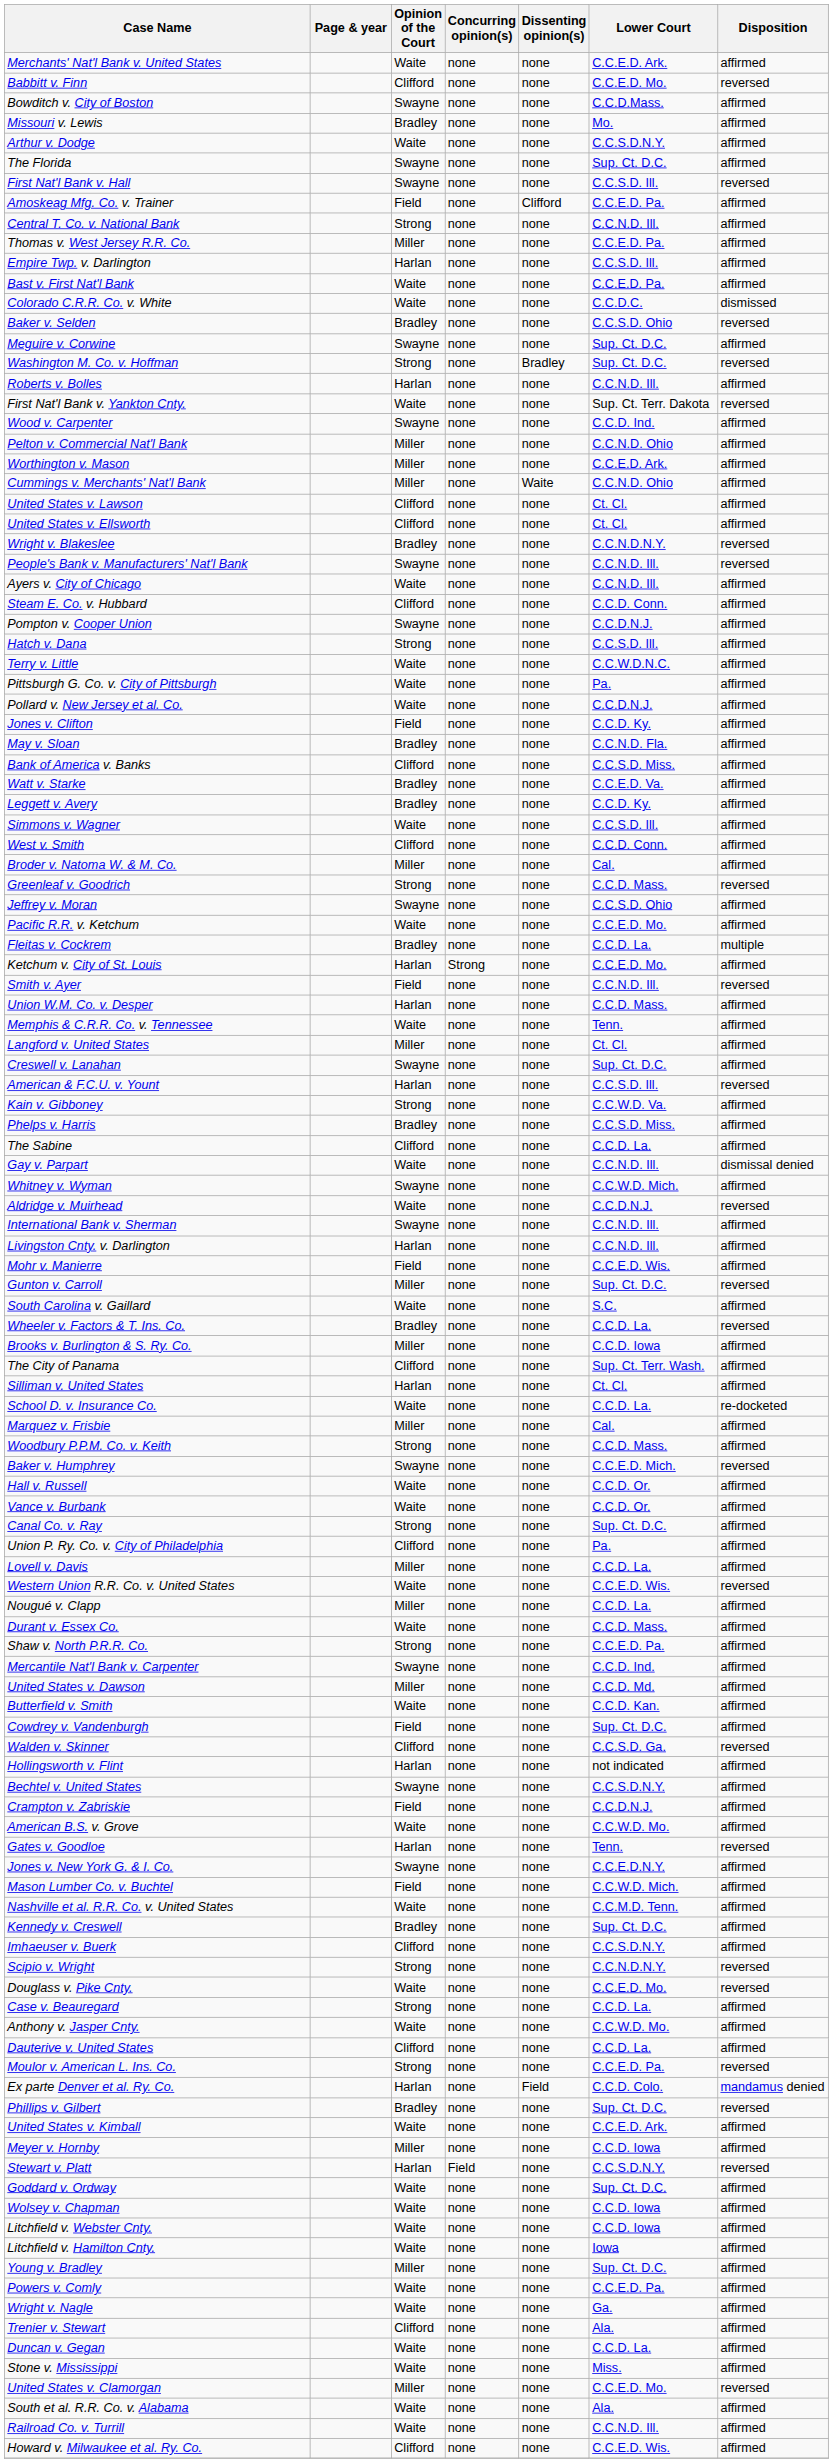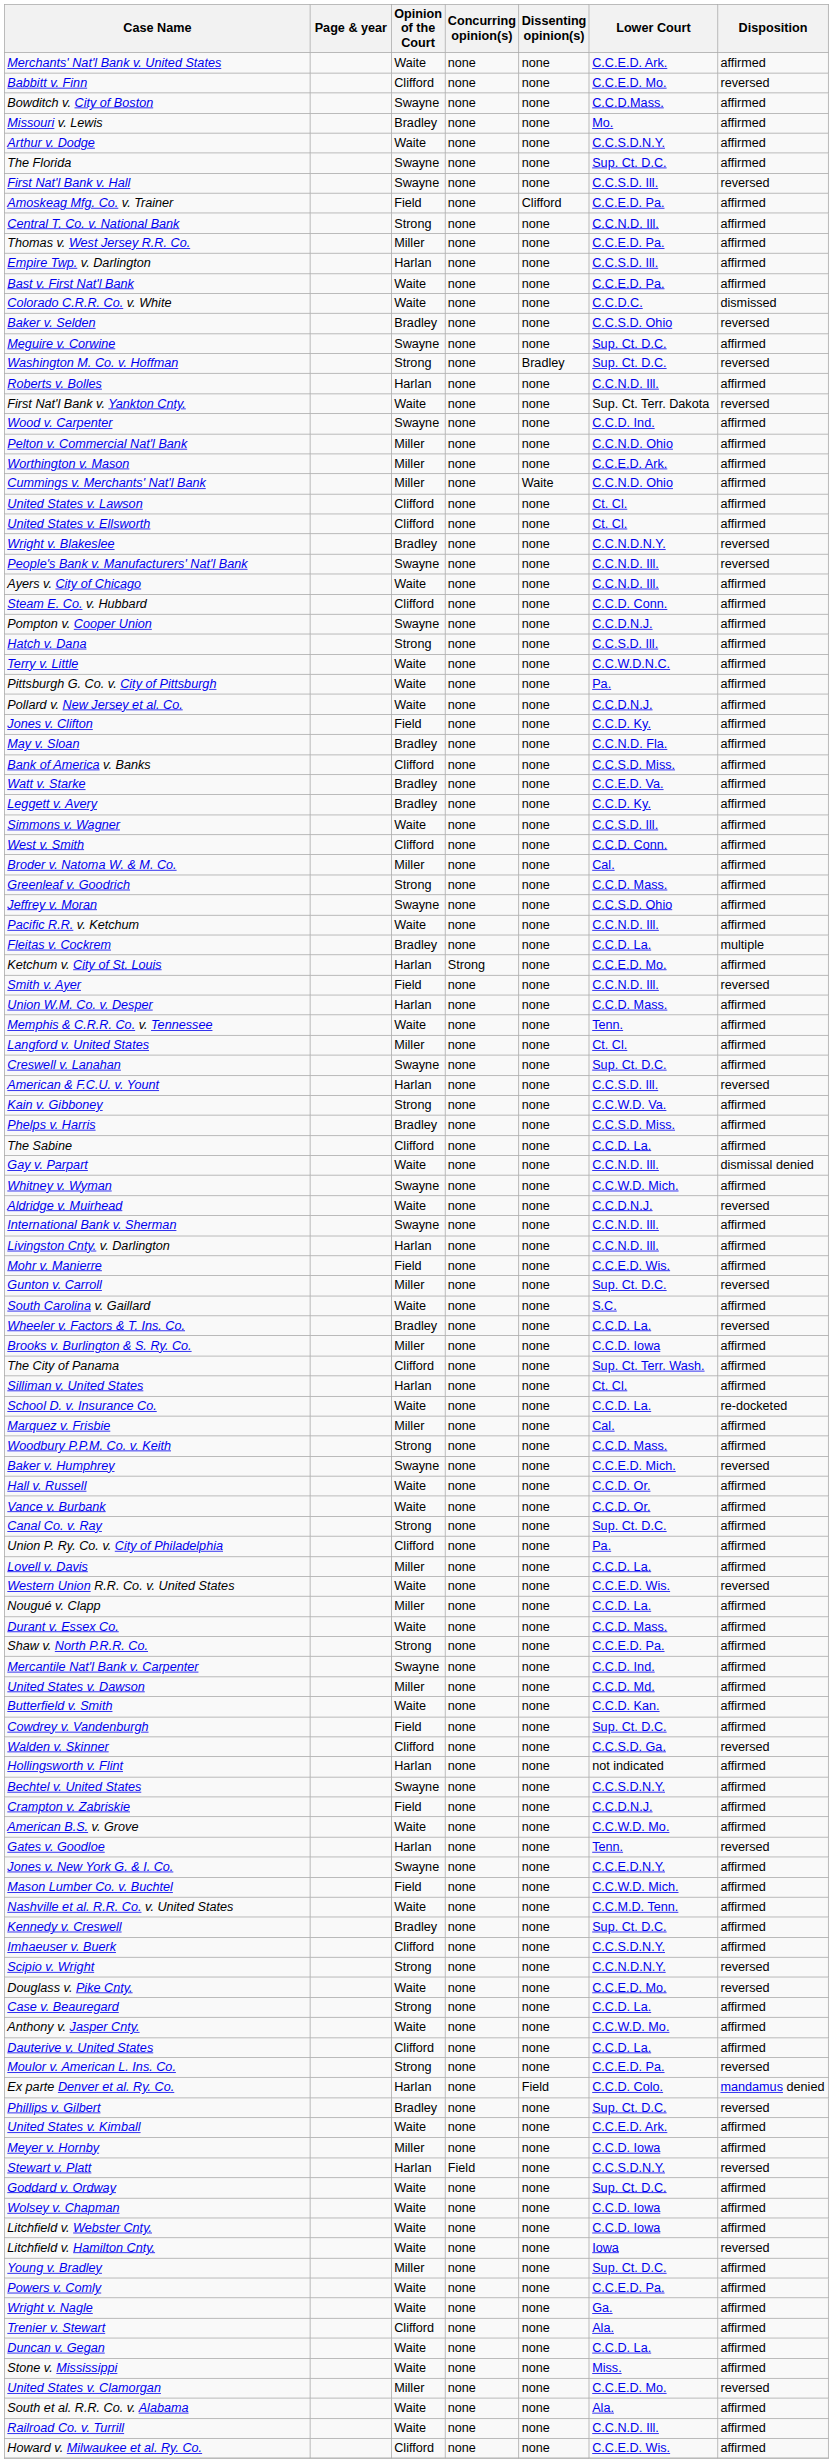(745, 884) reversed -> (743, 884) affirmed
(629, 924) C.C.E.D. Mo. -> (626, 924) C.C.N.D. Ill.
(743, 2248) affirmed -> (745, 2248) reversed
